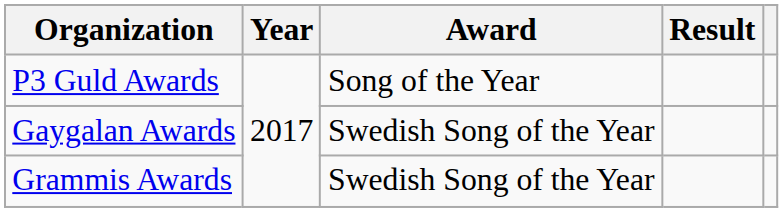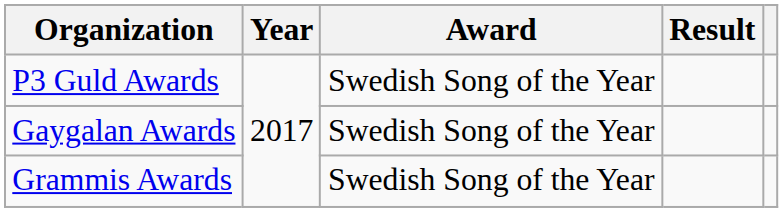(434, 79) Song of the Year -> (491, 79) Swedish Song of the Year
